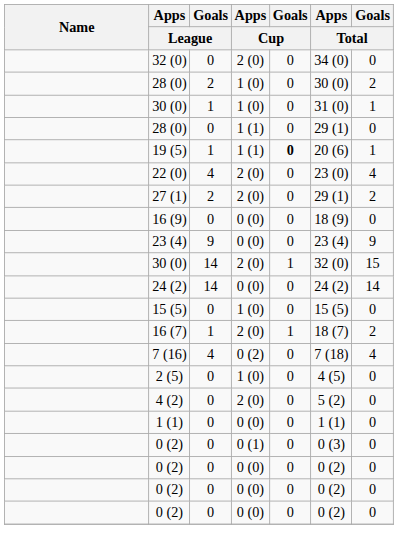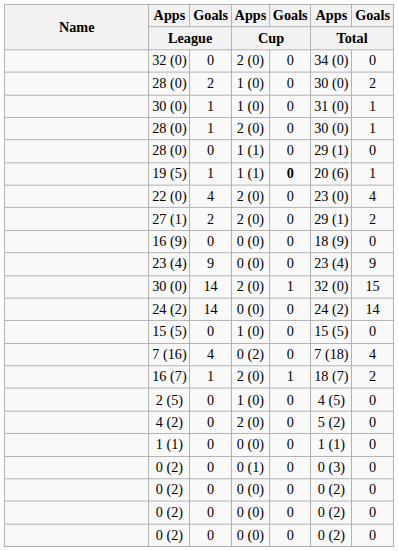+ row: (169, 128)
rows swapped: (169, 354) <-> (169, 331)
